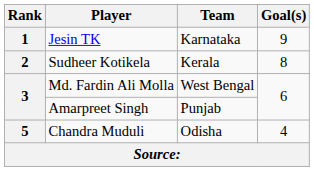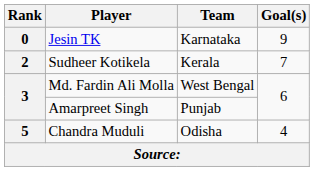(25, 39) 1 -> (25, 39) 0
(284, 62) 8 -> (284, 62) 7
